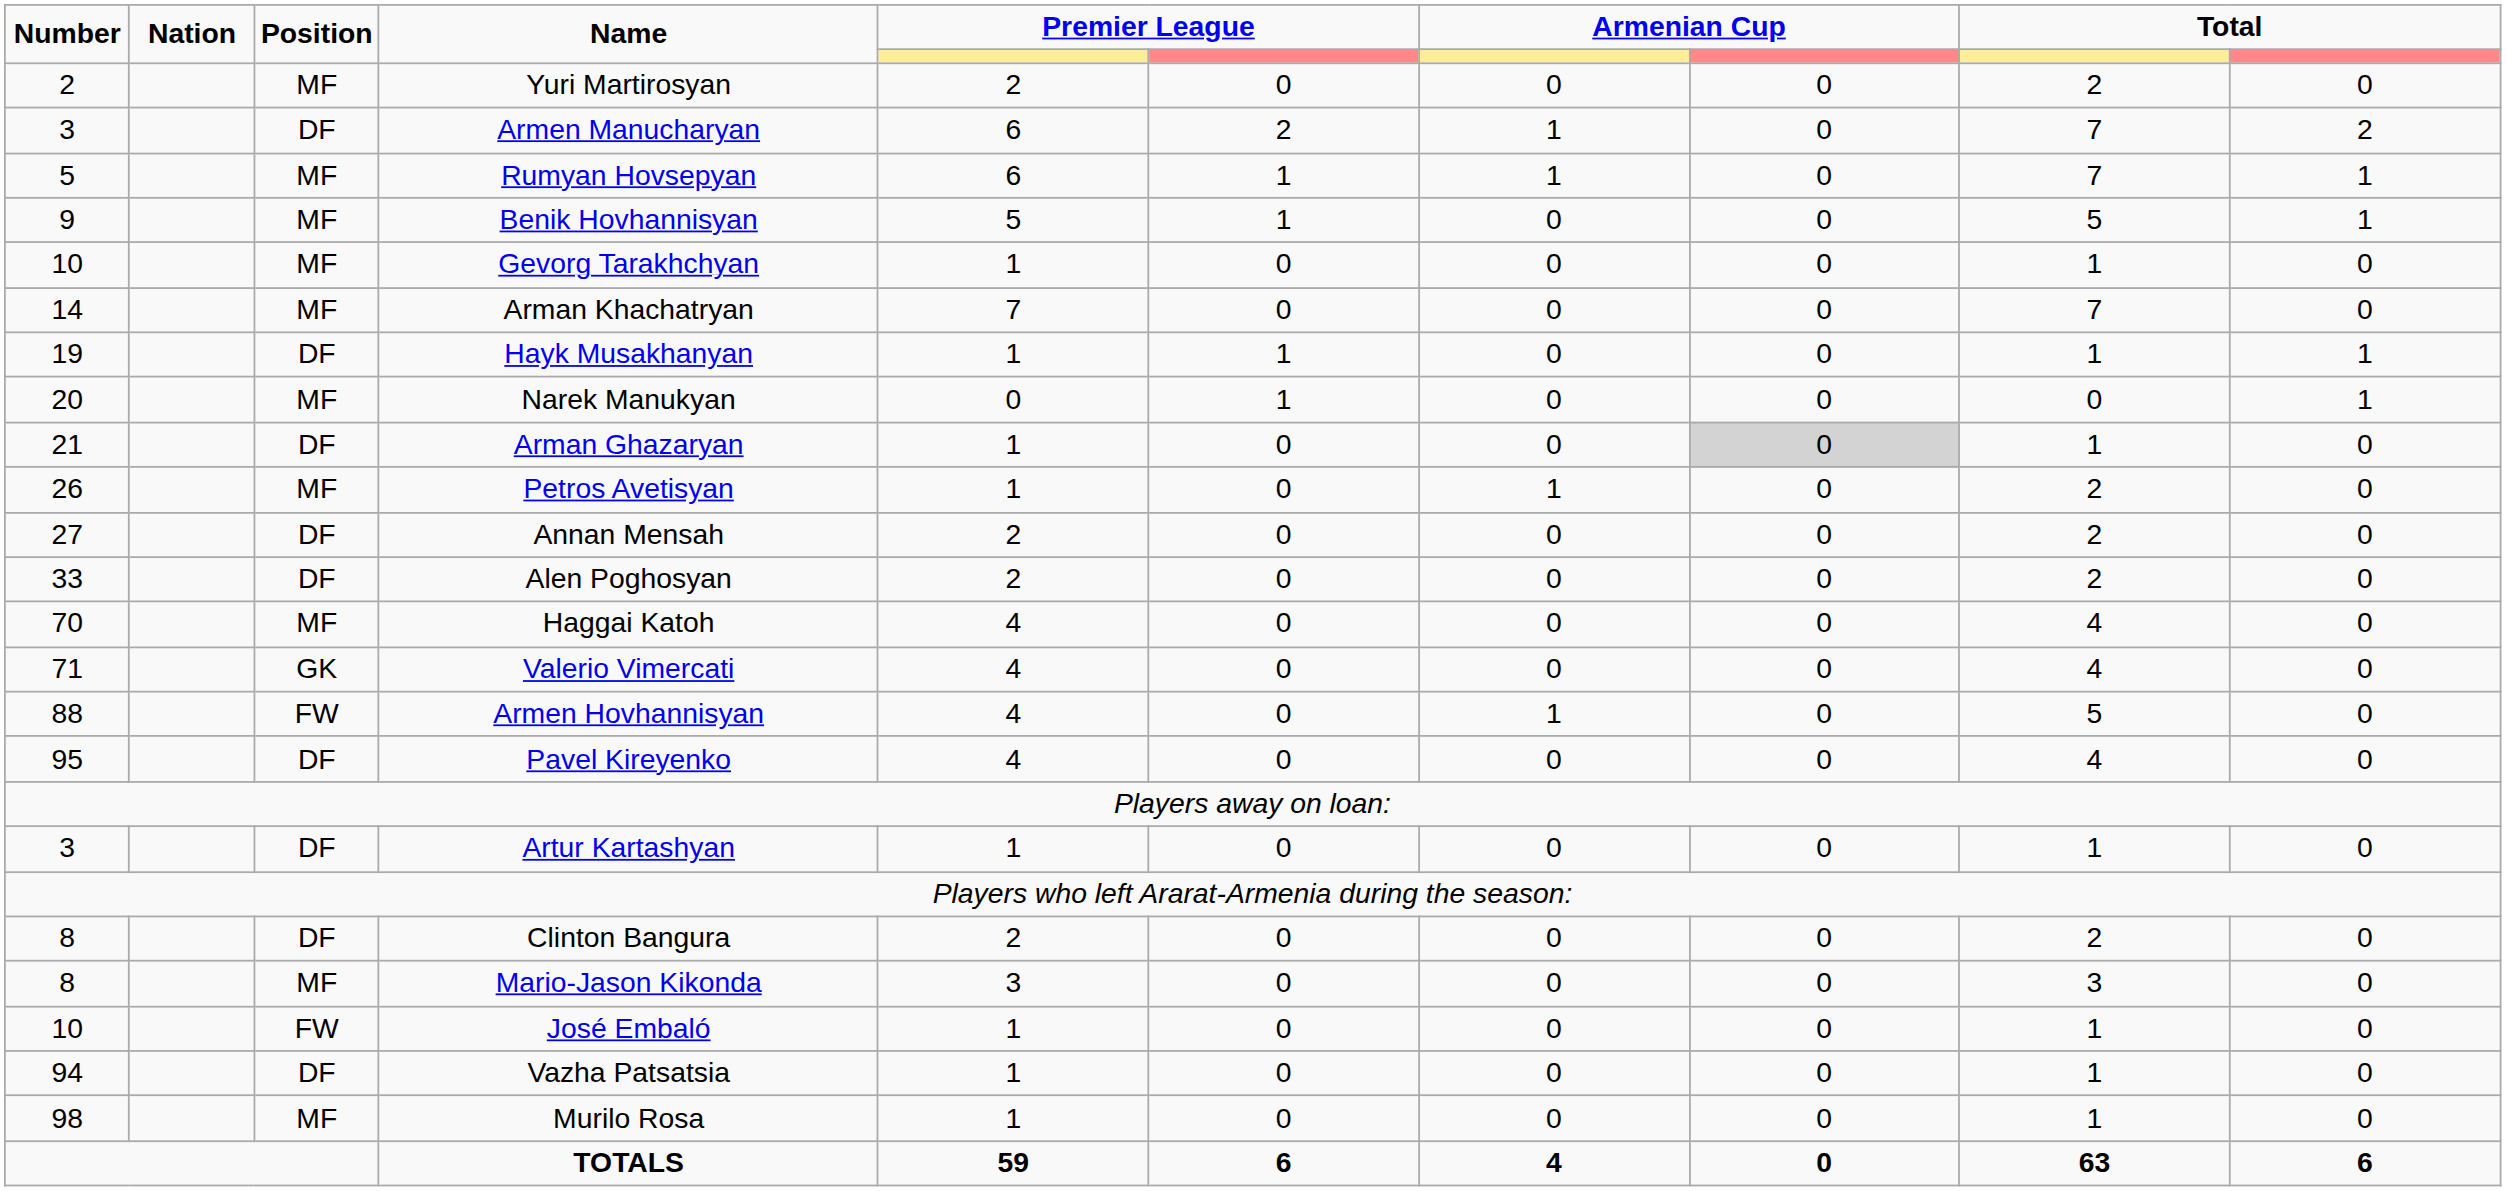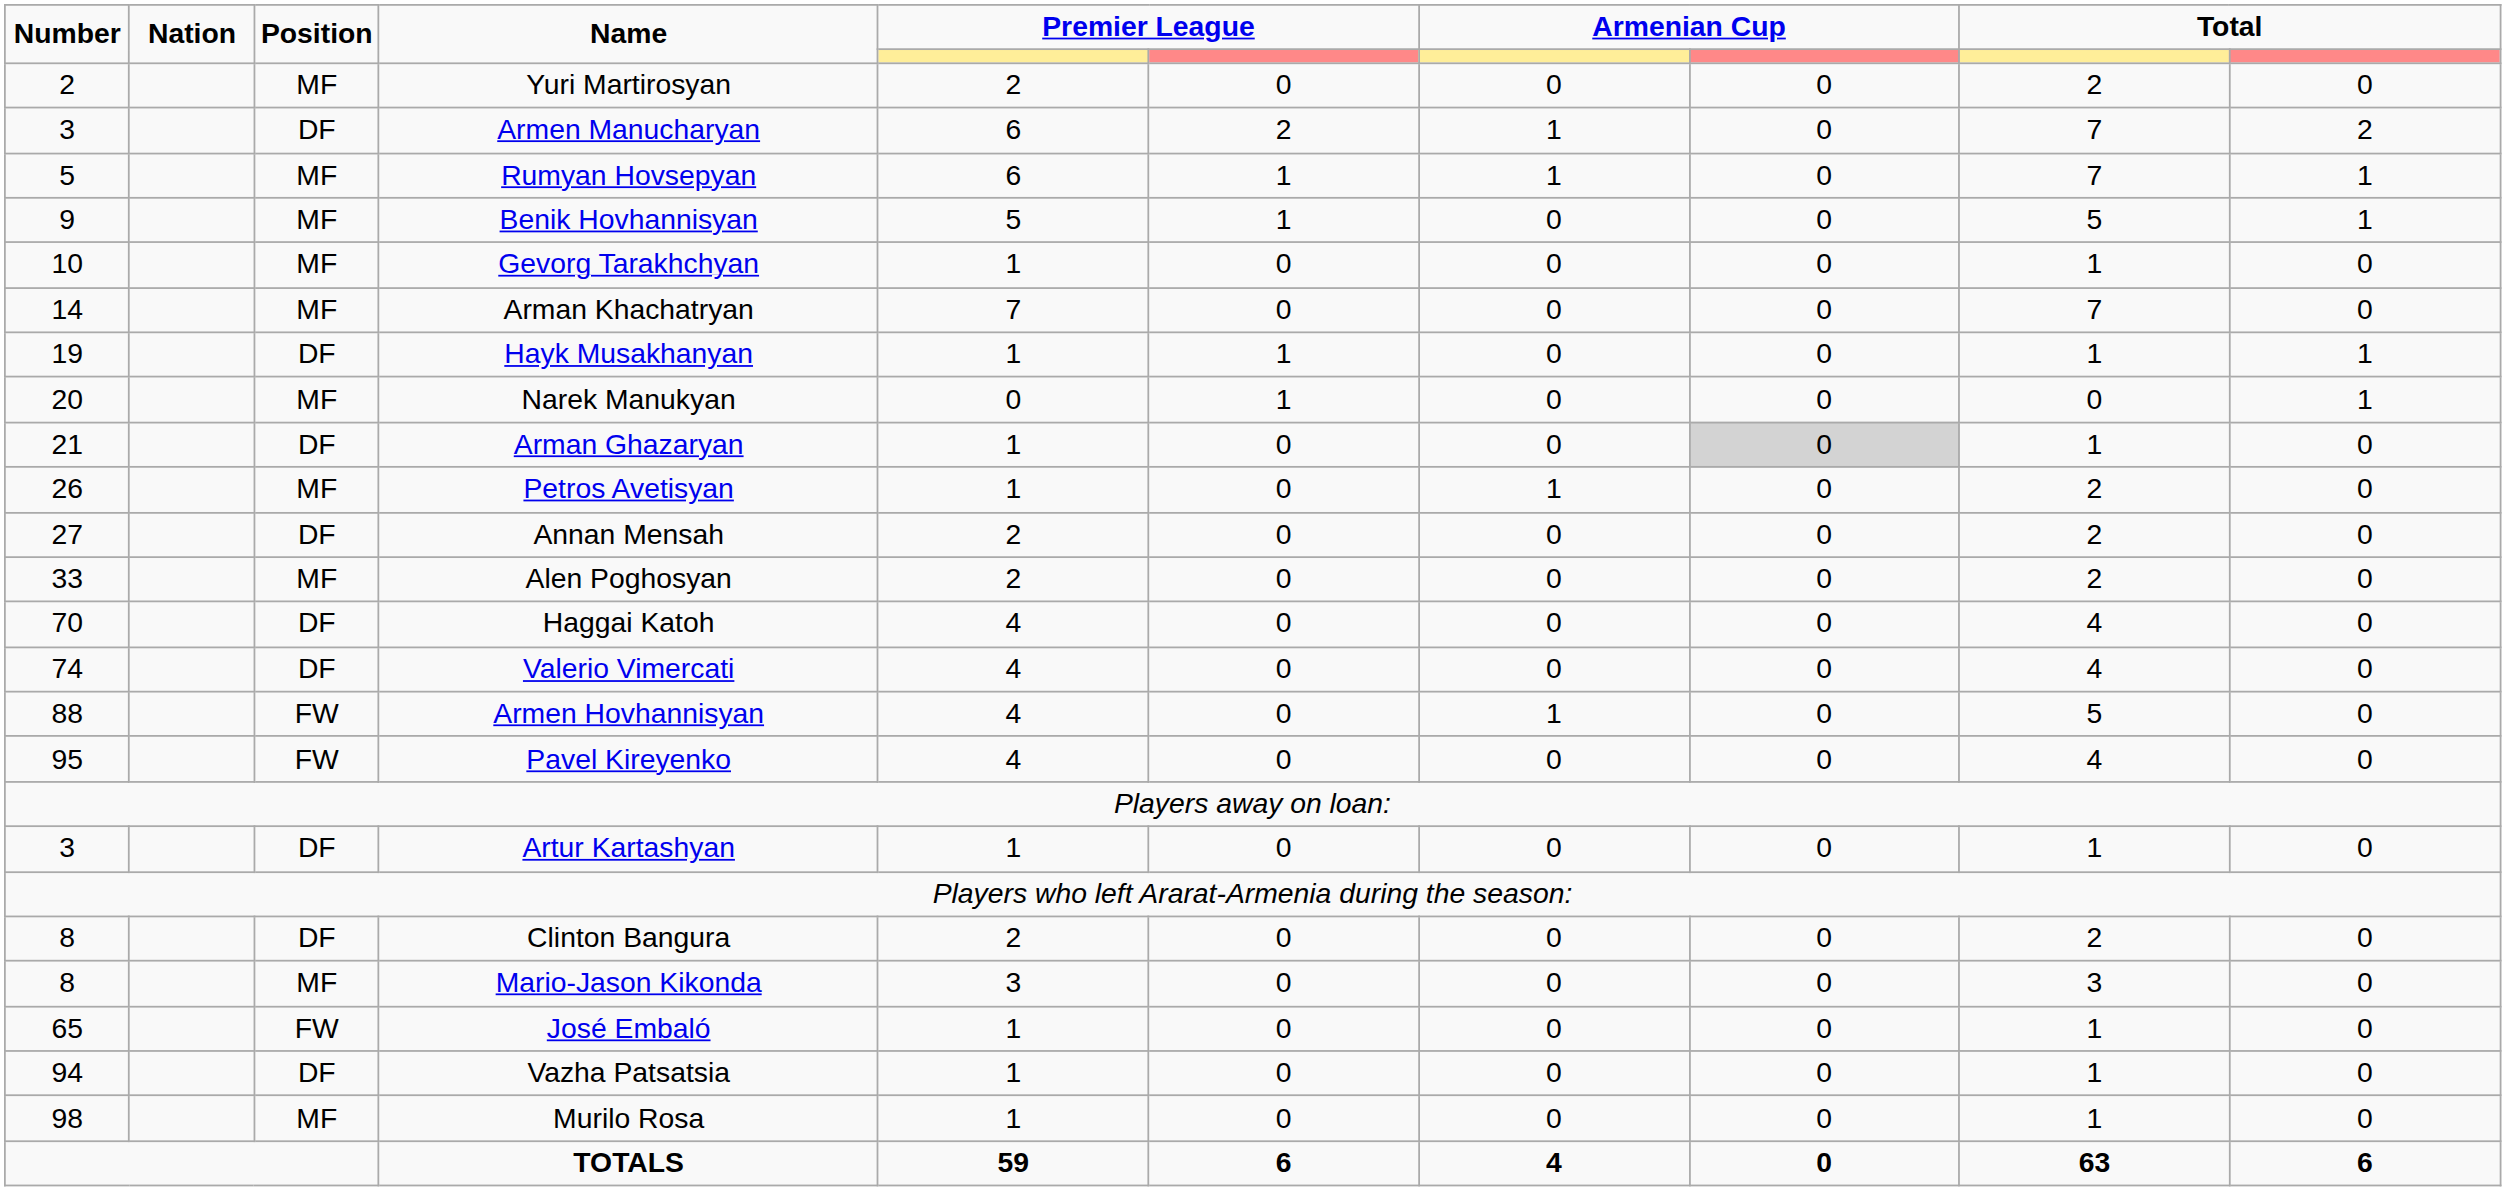(317, 578) DF -> (317, 578) MF
(317, 623) MF -> (317, 623) DF
(67, 668) 71 -> (67, 668) 74
(317, 668) GK -> (317, 668) DF
(317, 758) DF -> (317, 758) FW
(67, 1028) 10 -> (67, 1028) 65
